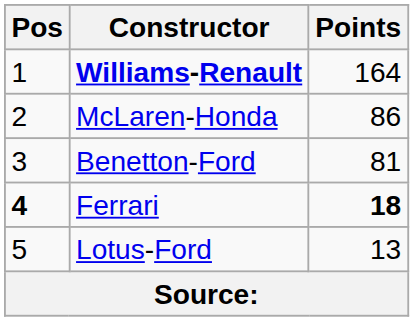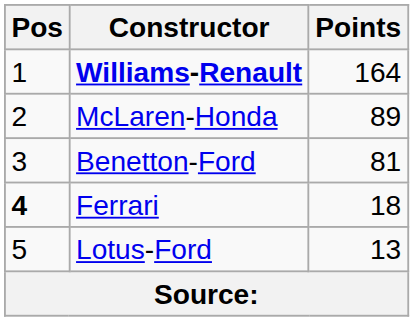(386, 116) 86 -> (386, 116) 89
(386, 205) bold -> (386, 205) normal
